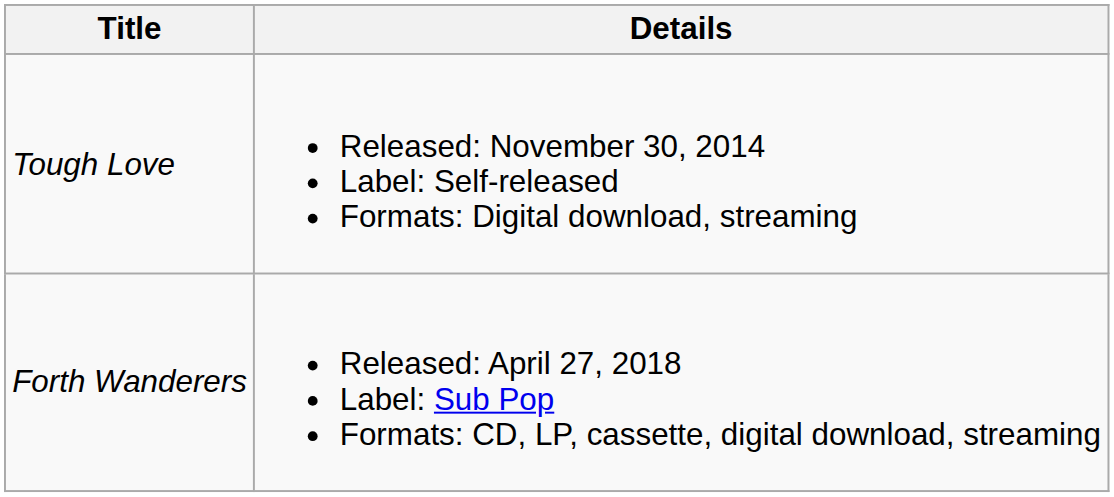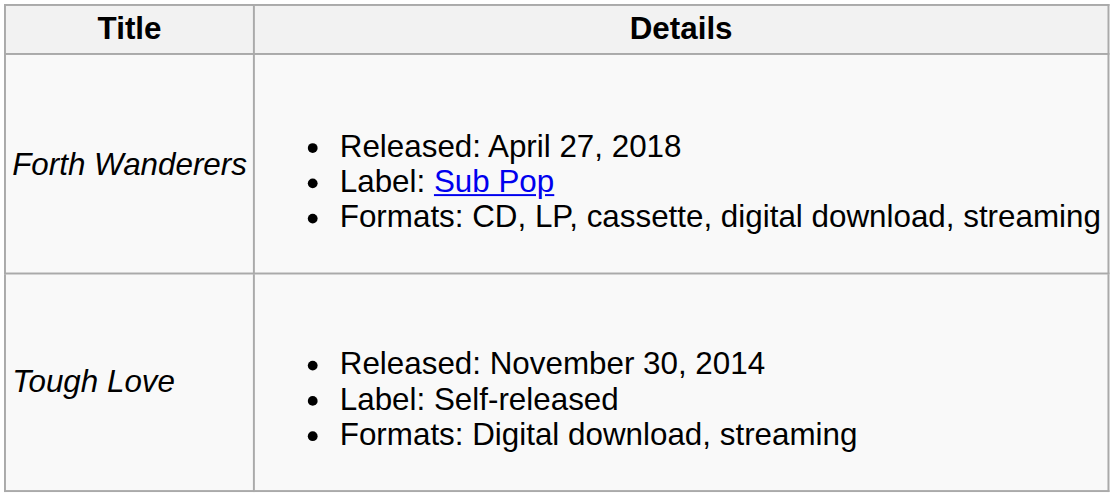rows swapped: (94, 163) <-> (130, 381)
